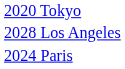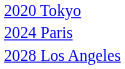rows swapped: (38, 55) <-> (62, 33)
